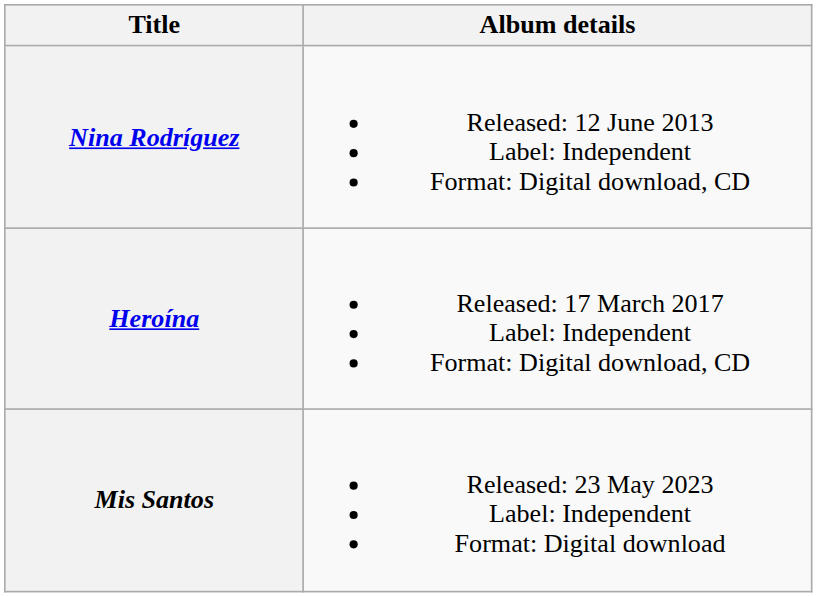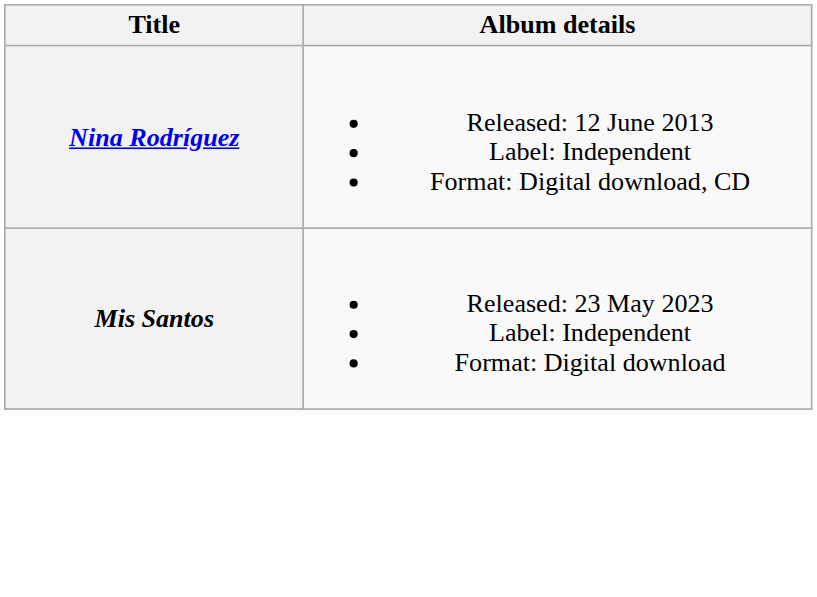- row: (154, 318)
